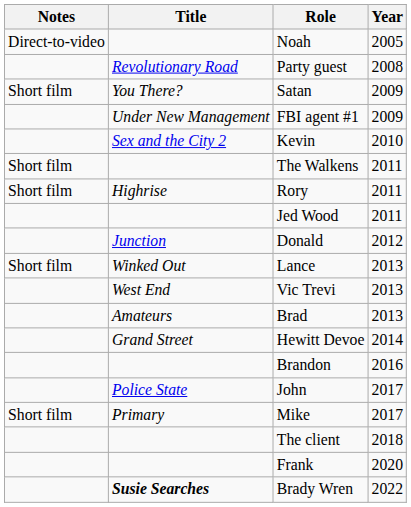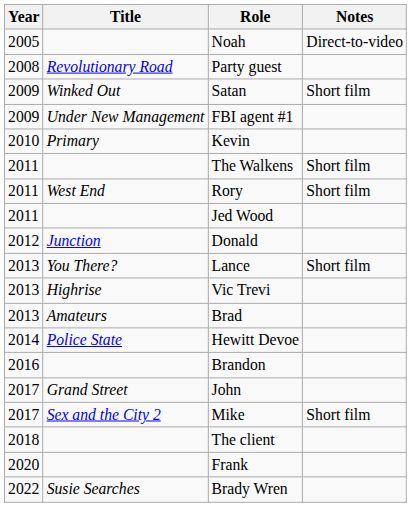columns swapped: (387, 16) <-> (56, 16)
(147, 91) You There? -> (83, 91) Winked Out
(169, 141) Sex and the City 2 -> (73, 141) Primary
(139, 191) Highrise -> (76, 191) West End
(149, 265) Winked Out -> (82, 265) You There?
(141, 290) West End -> (74, 290) Highrise
(152, 340) Grand Street -> (84, 340) Police State
(150, 389) Police State -> (87, 389) Grand Street
(138, 414) Primary -> (104, 414) Sex and the City 2
(161, 489) bold -> (93, 489) normal
